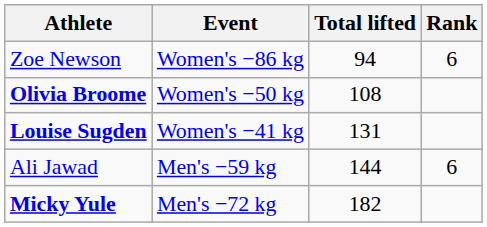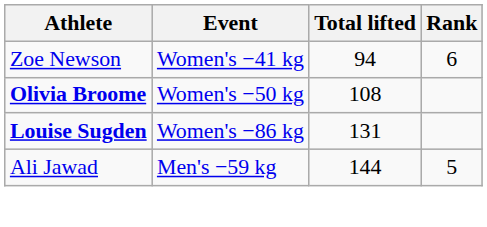(230, 59) Women's −86 kg -> (230, 59) Women's −41 kg
(230, 131) Women's −41 kg -> (230, 131) Women's −86 kg
(452, 167) 6 -> (452, 167) 5
- row: (63, 203)
